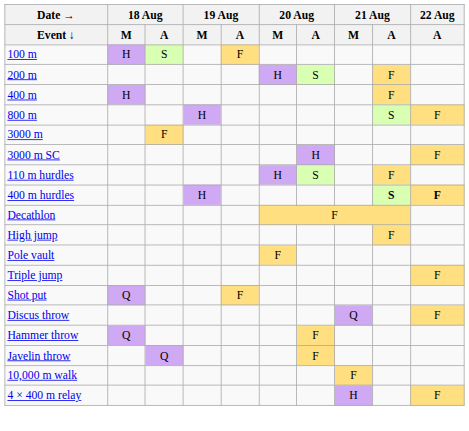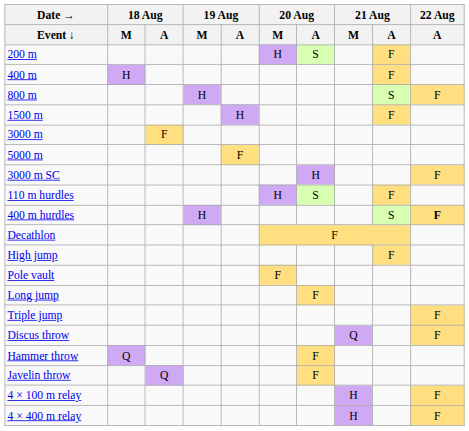- row: (22, 55)
+ row: (25, 115)
+ row: (25, 155)
(391, 195) bold -> (391, 215) normal
+ row: (33, 295)
- row: (27, 295)
- row: (42, 375)
+ row: (44, 395)
